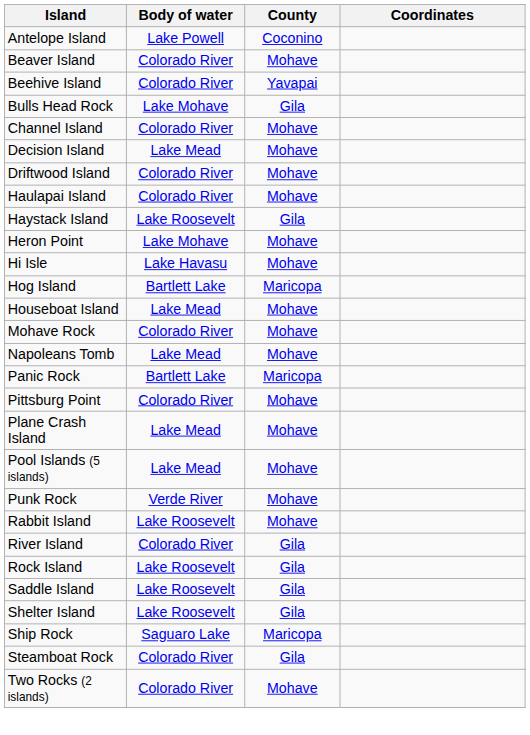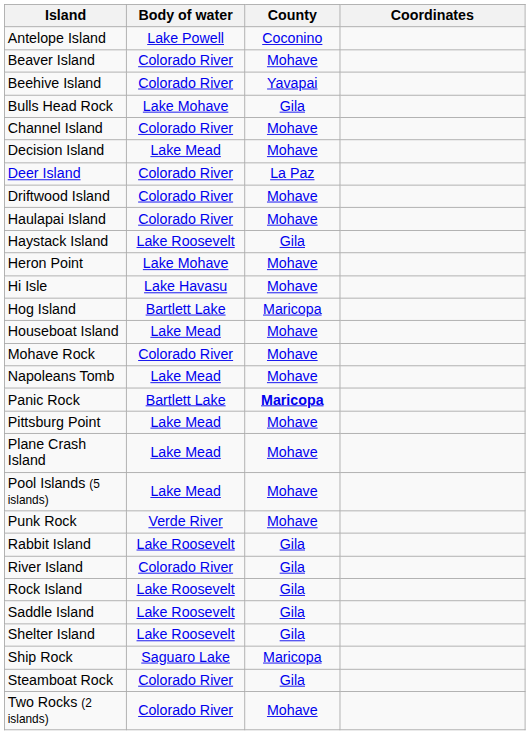+ row: (44, 173)
(292, 377) normal -> (292, 399) bold
(186, 399) Colorado River -> (186, 422) Lake Mead
(292, 522) Mohave -> (292, 544) Gila
